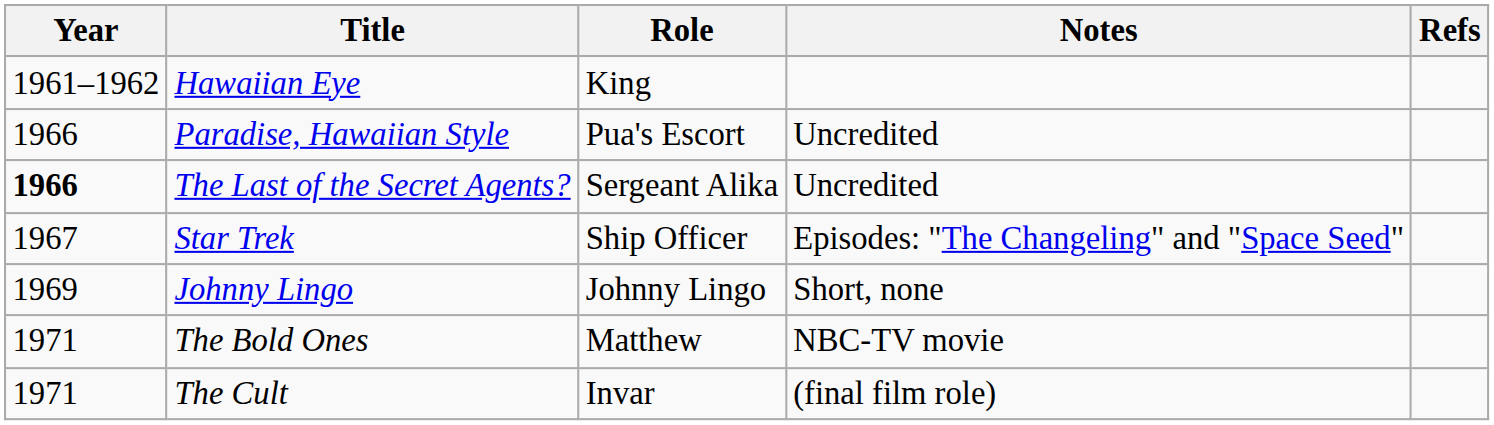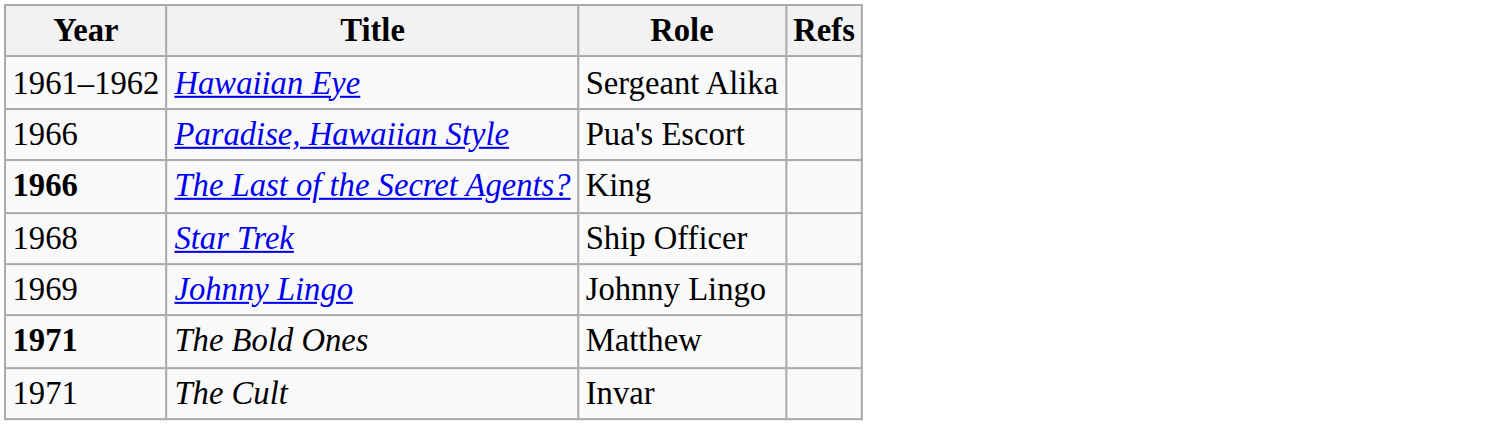- column: (1099, 30)
(618, 82) King -> (682, 82) Sergeant Alika
(682, 185) Sergeant Alika -> (618, 185) King
(45, 237) 1967 -> (45, 237) 1968
(45, 340) normal -> (45, 340) bold
